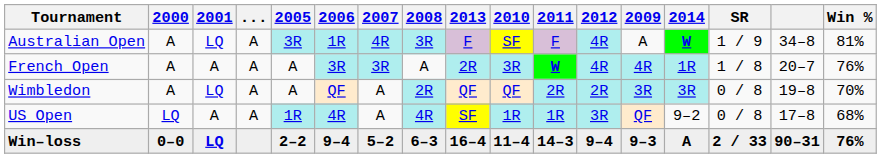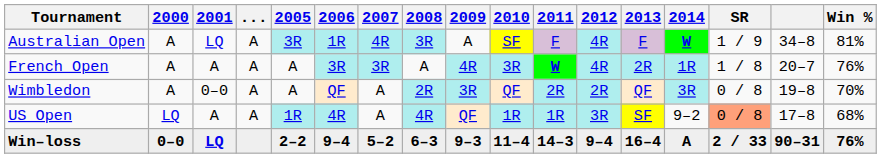columns swapped: (643, 17) <-> (468, 17)
(214, 91) LQ -> (214, 91) 0–0
(740, 116) no background -> (740, 116) lightsalmon background
